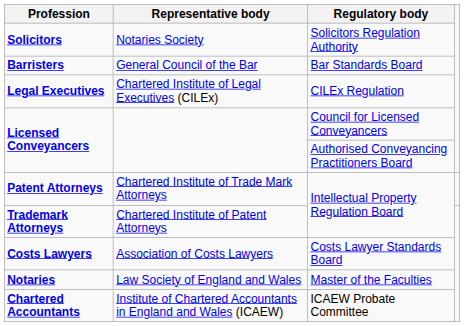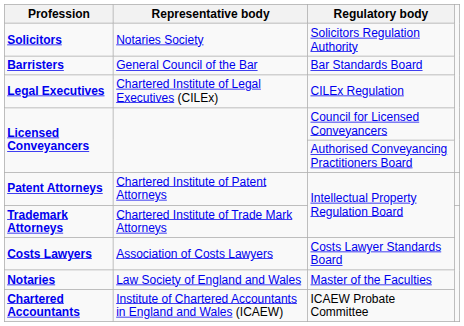(204, 188) Chartered Institute of Trade Mark Attorneys -> (191, 188) Chartered Institute of Patent Attorneys
(191, 221) Chartered Institute of Patent Attorneys -> (204, 221) Chartered Institute of Trade Mark Attorneys
